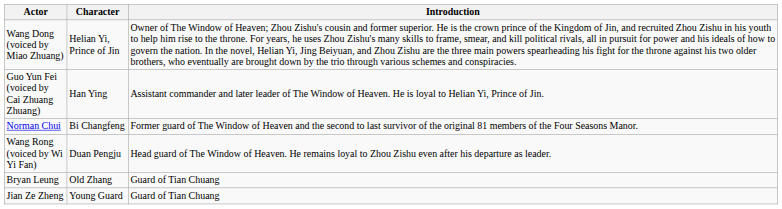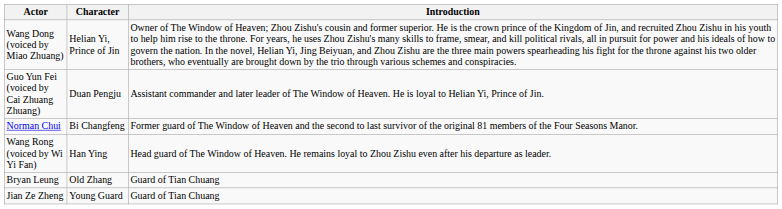(88, 94) Han Ying -> (95, 94) Duan Pengju
(95, 153) Duan Pengju -> (88, 153) Han Ying
